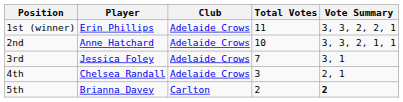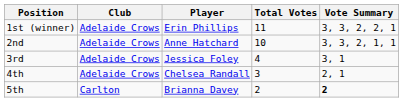columns swapped: (123, 12) <-> (210, 12)
(257, 58) 7 -> (257, 58) 4
